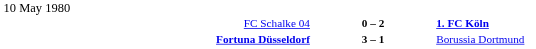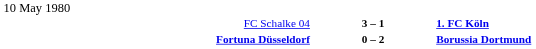(373, 24) 0 – 2 -> (373, 24) 3 – 1
(373, 39) 3 – 1 -> (373, 39) 0 – 2
(480, 39) normal -> (484, 39) bold
